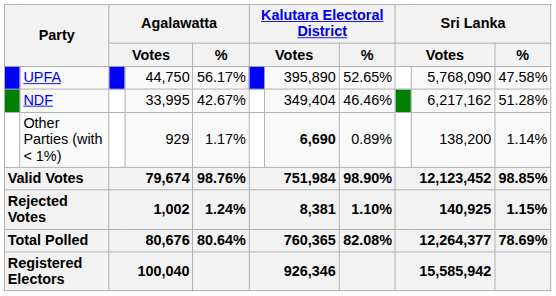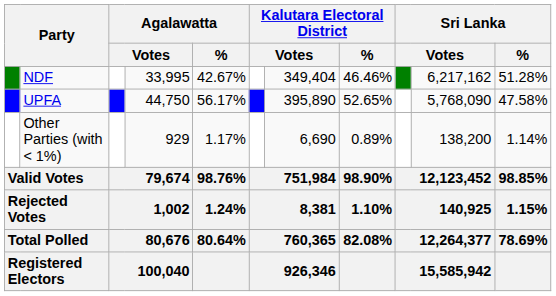rows swapped: (42, 77) <-> (38, 100)
(318, 139) bold -> (318, 139) normal
